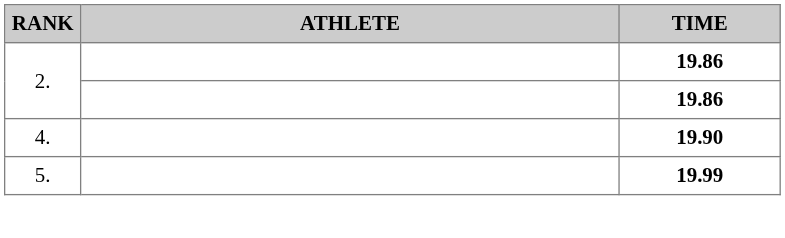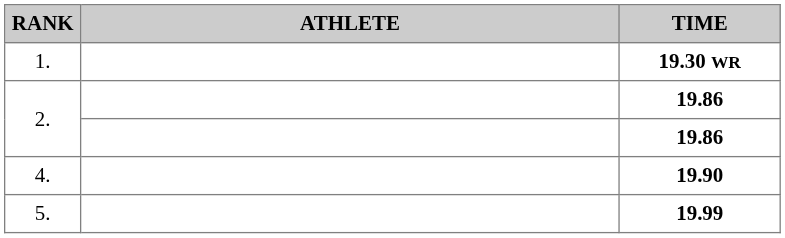+ row: (43, 61)
